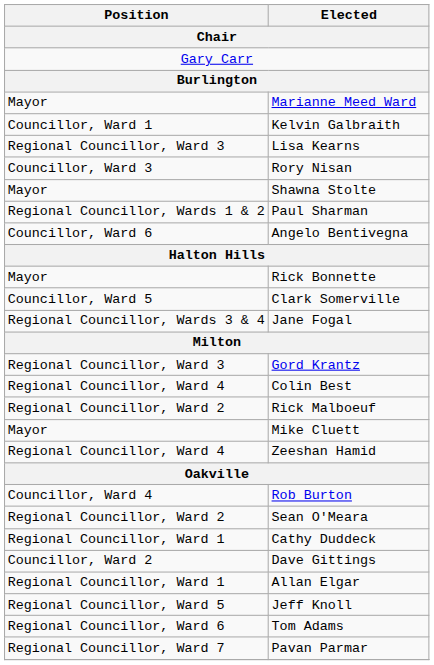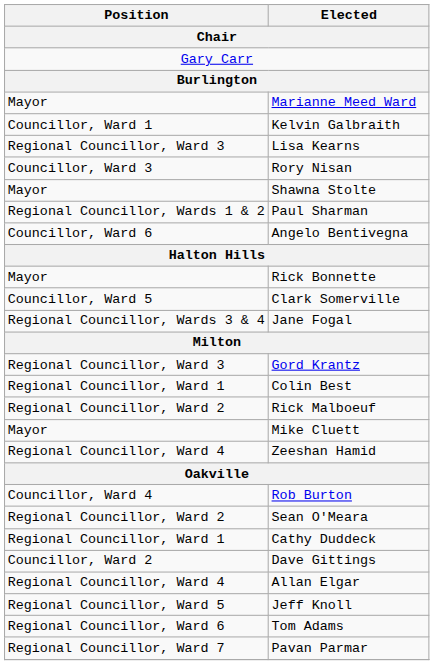(116, 386) Regional Councillor, Ward 4 -> (116, 386) Regional Councillor, Ward 1
(116, 583) Regional Councillor, Ward 1 -> (116, 583) Regional Councillor, Ward 4
